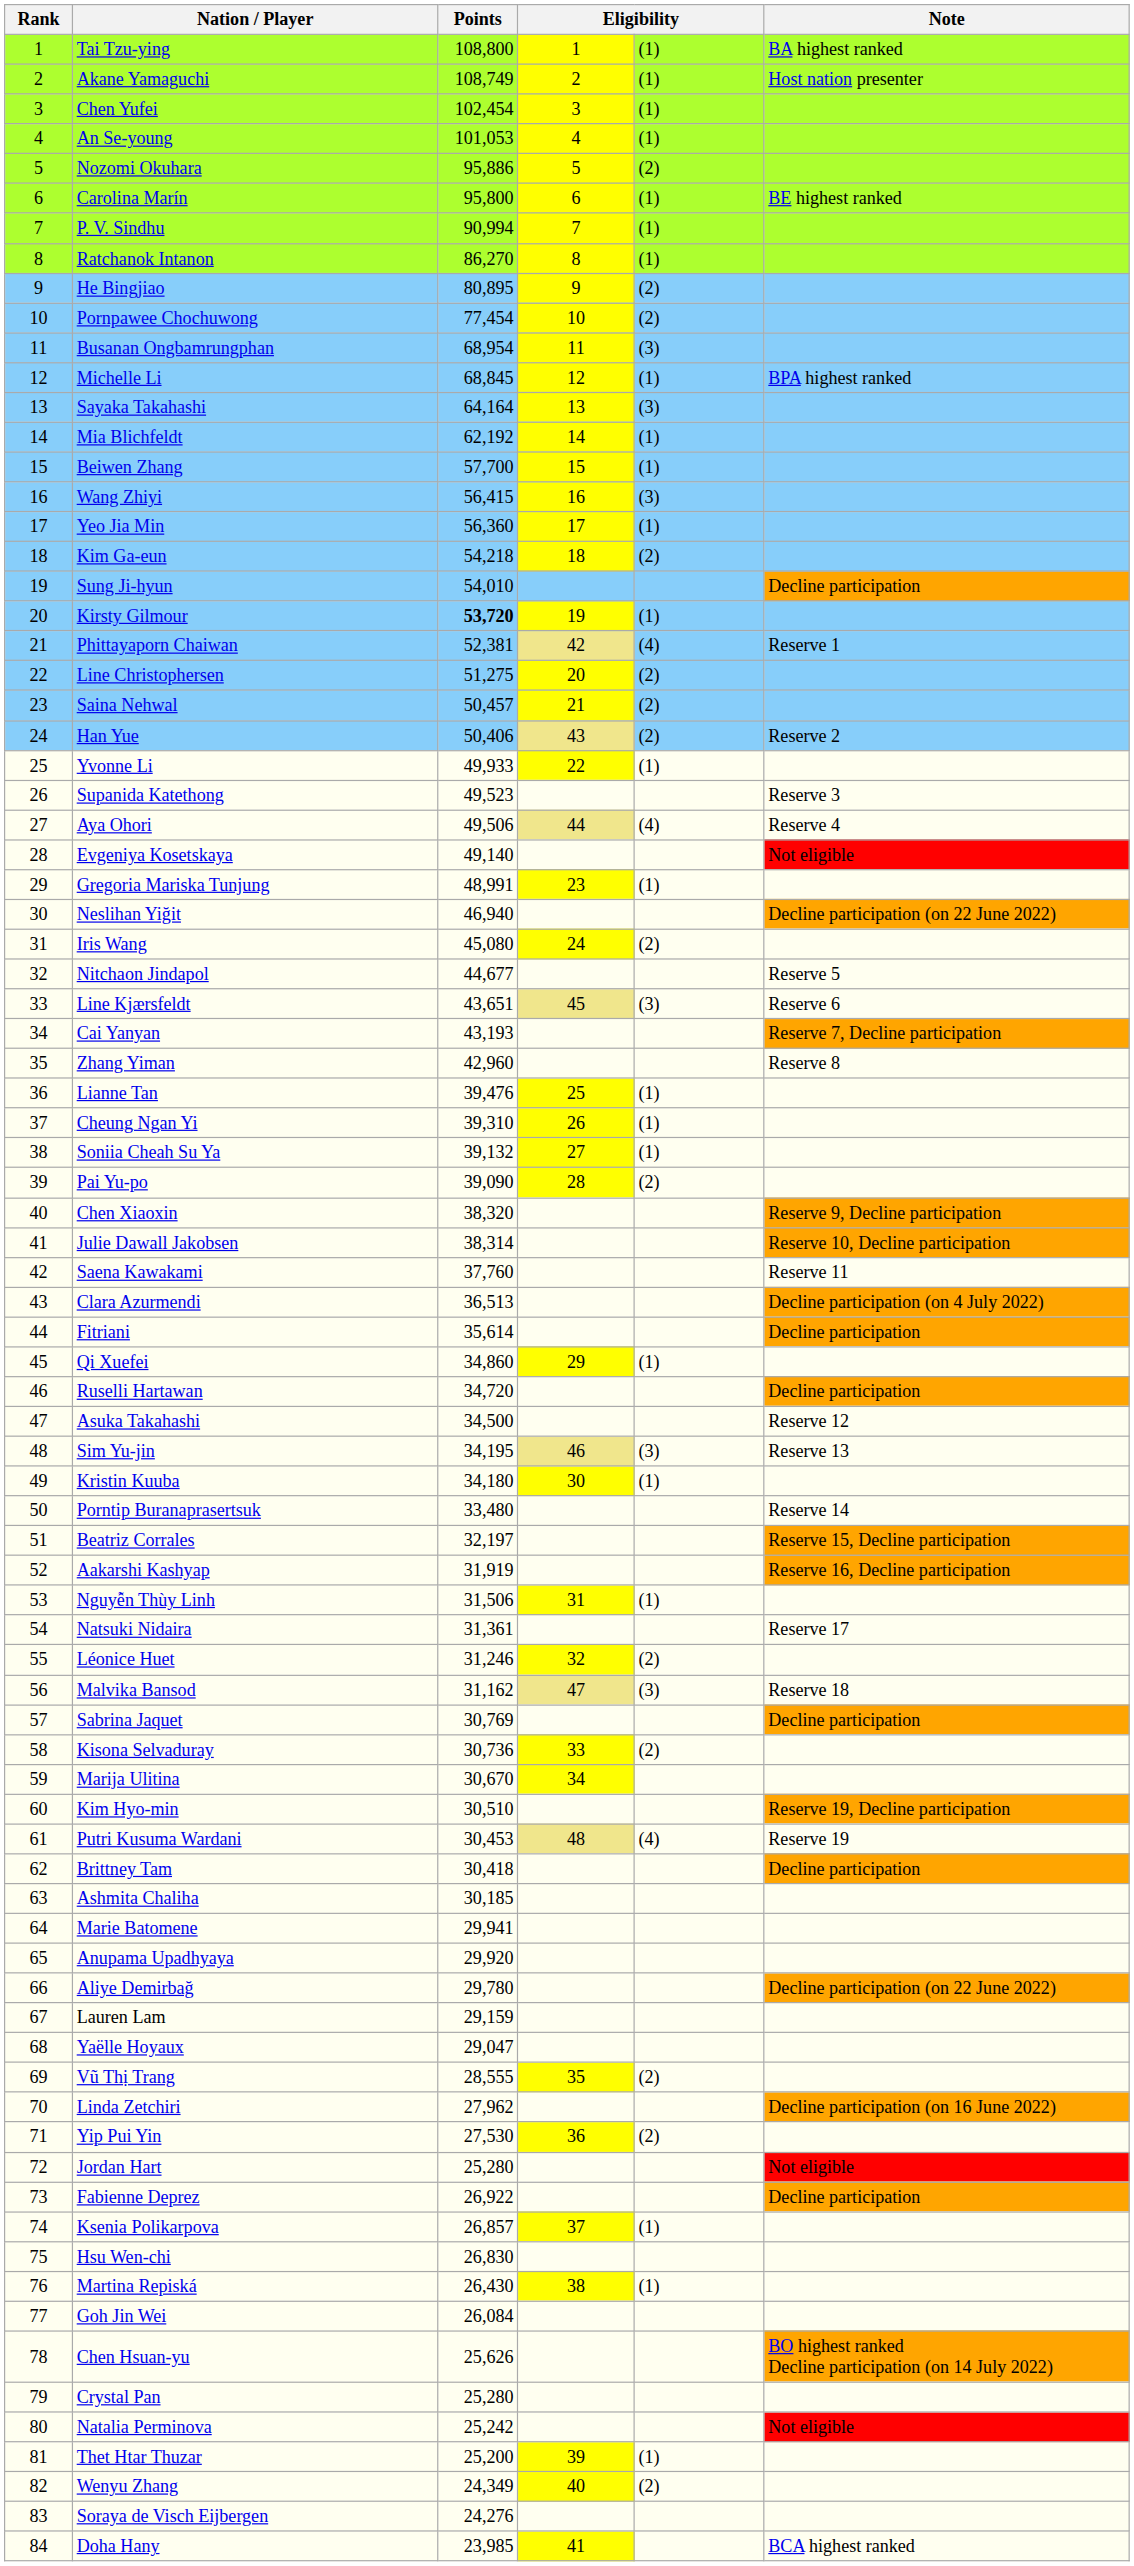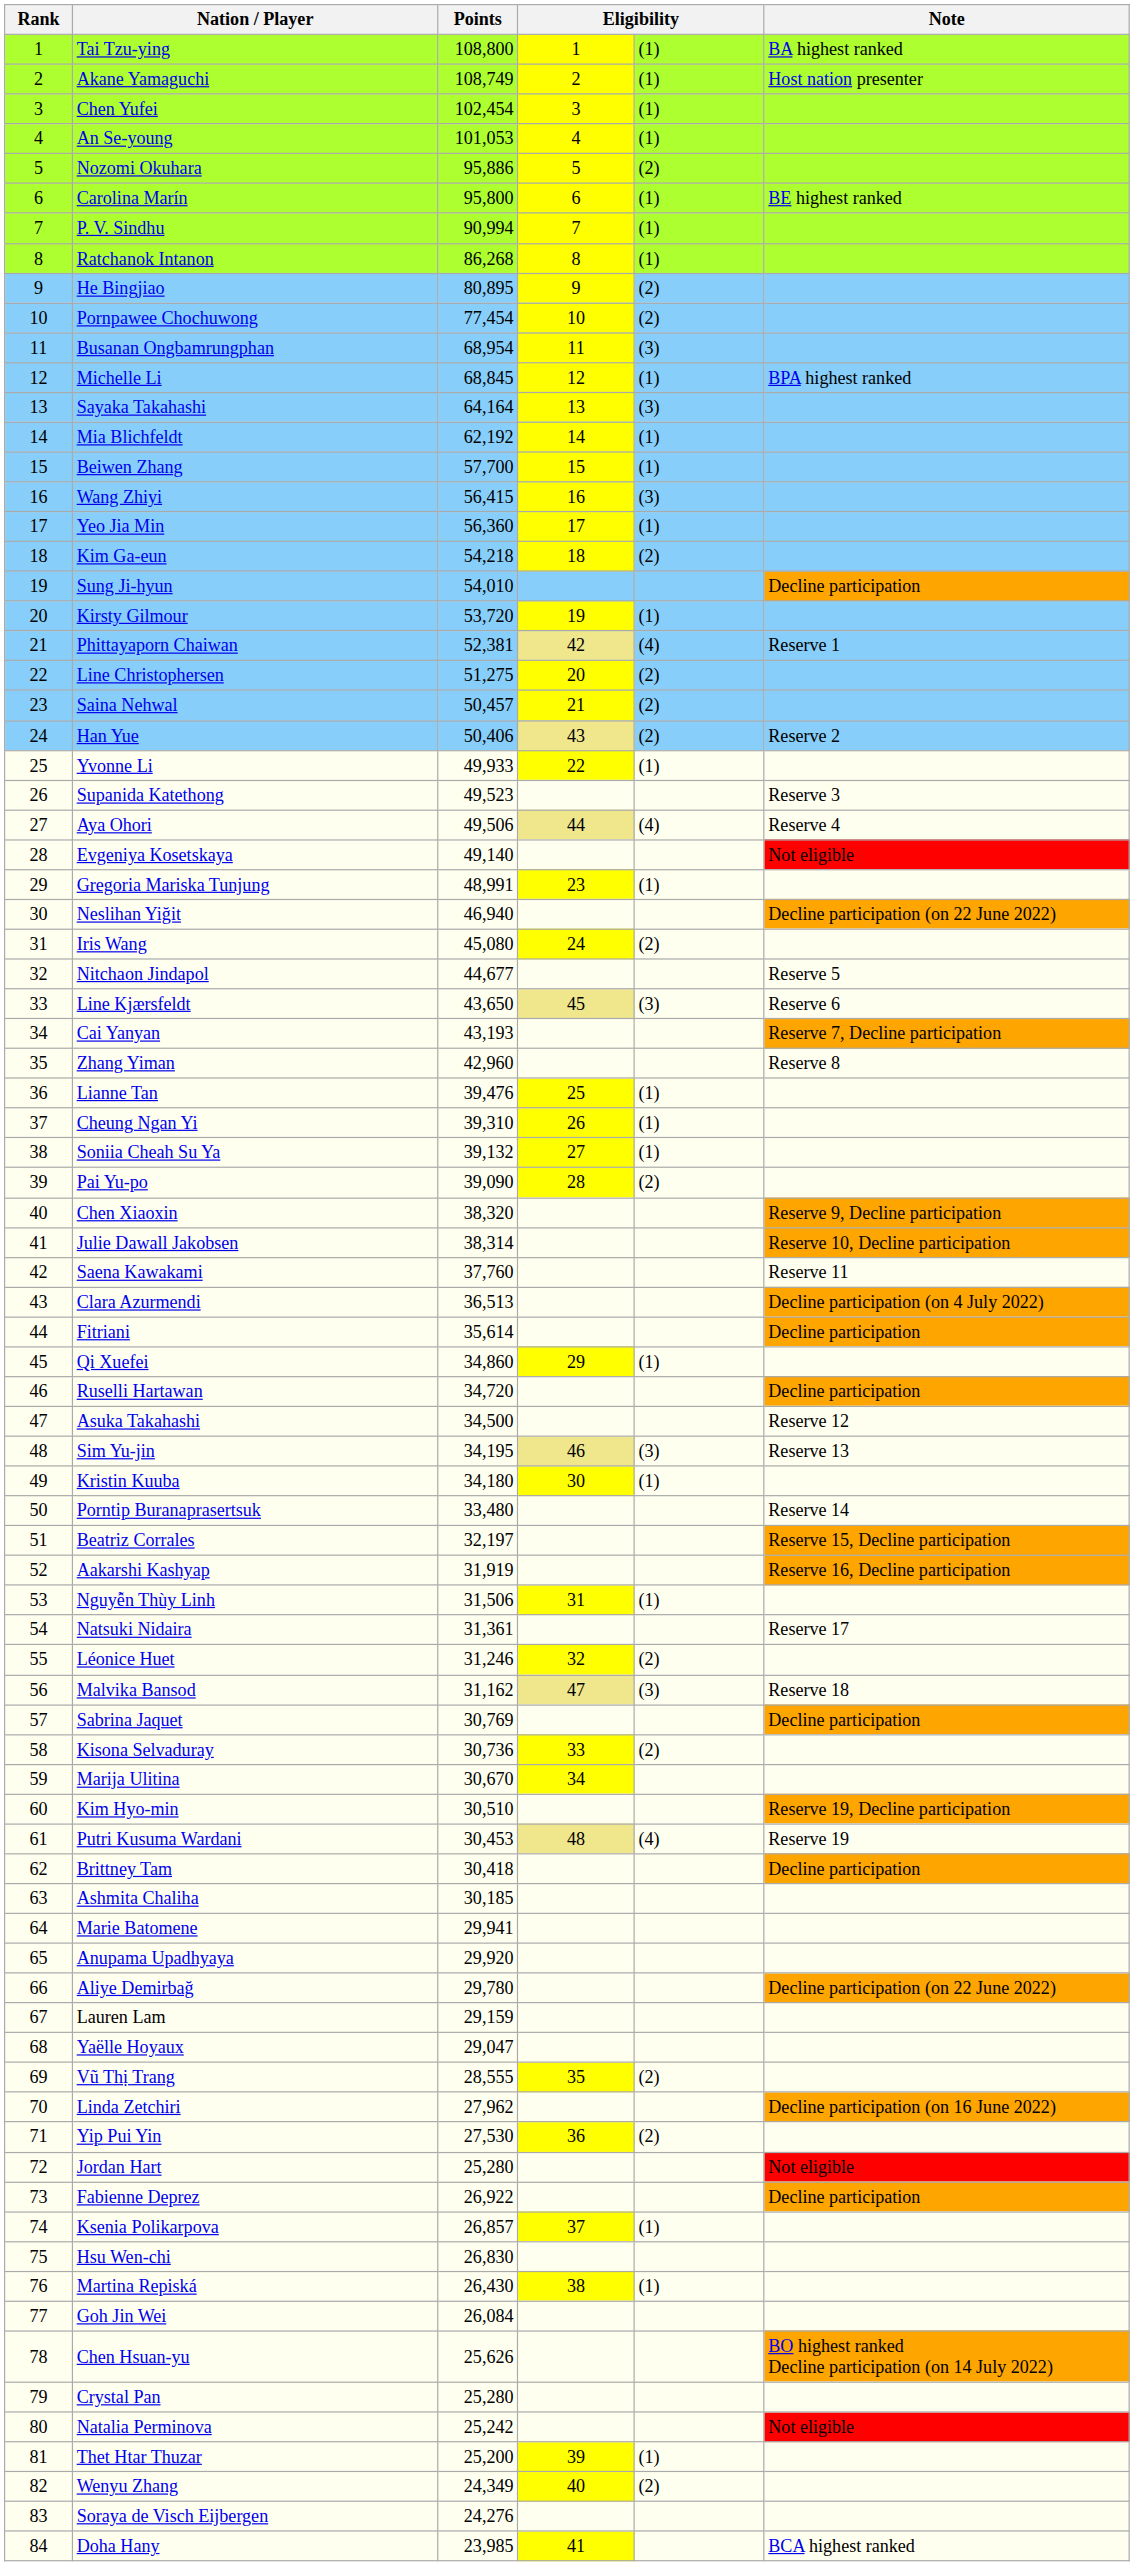(489, 258) 86,270 -> (489, 258) 86,268
(489, 616) bold -> (489, 616) normal
(489, 1003) 43,651 -> (489, 1003) 43,650
